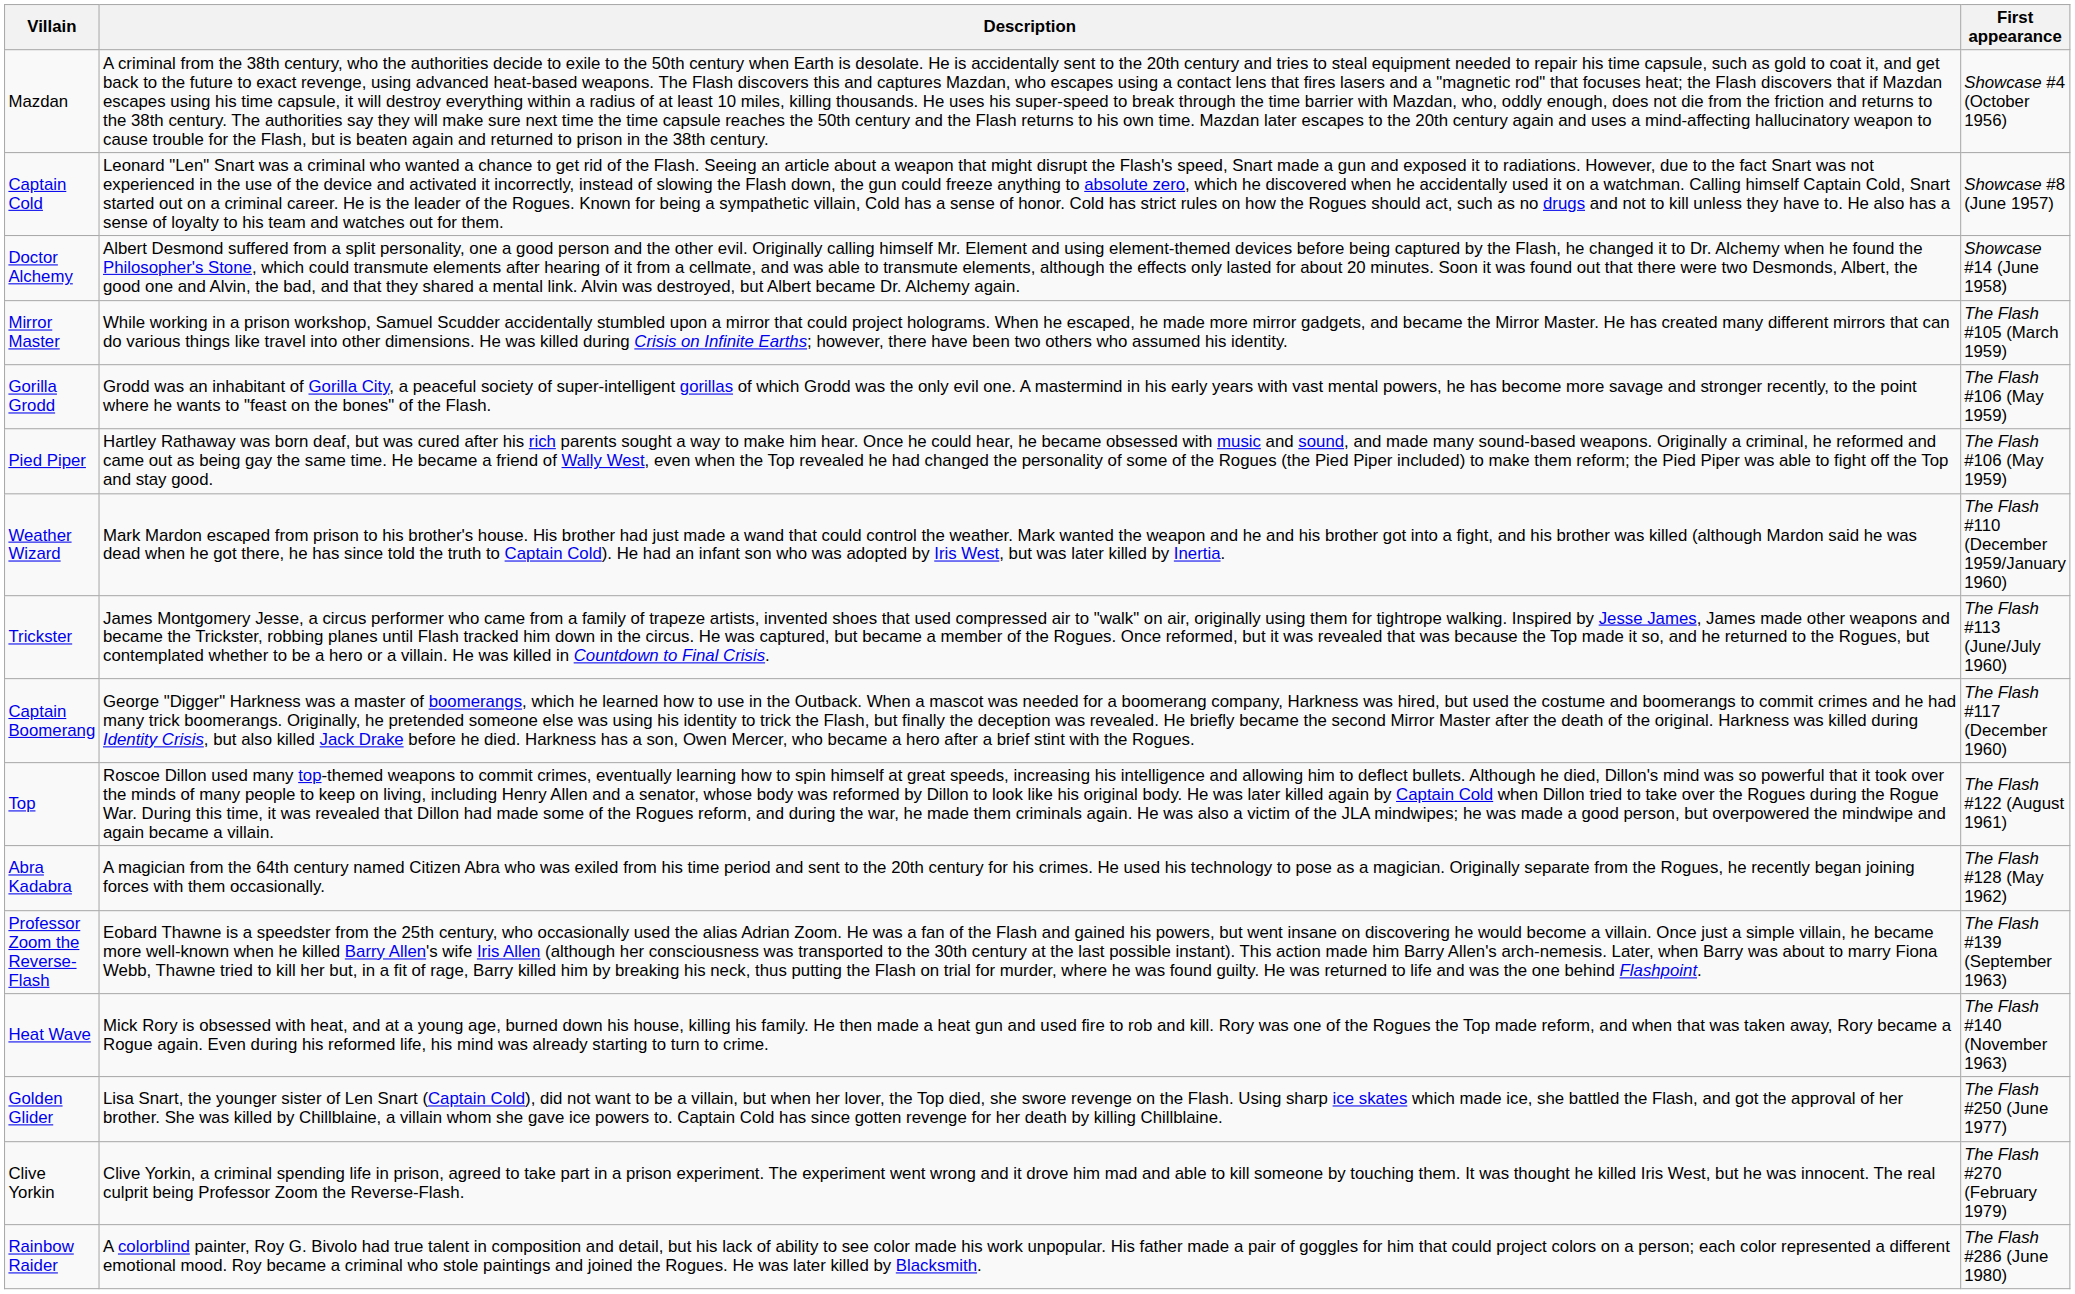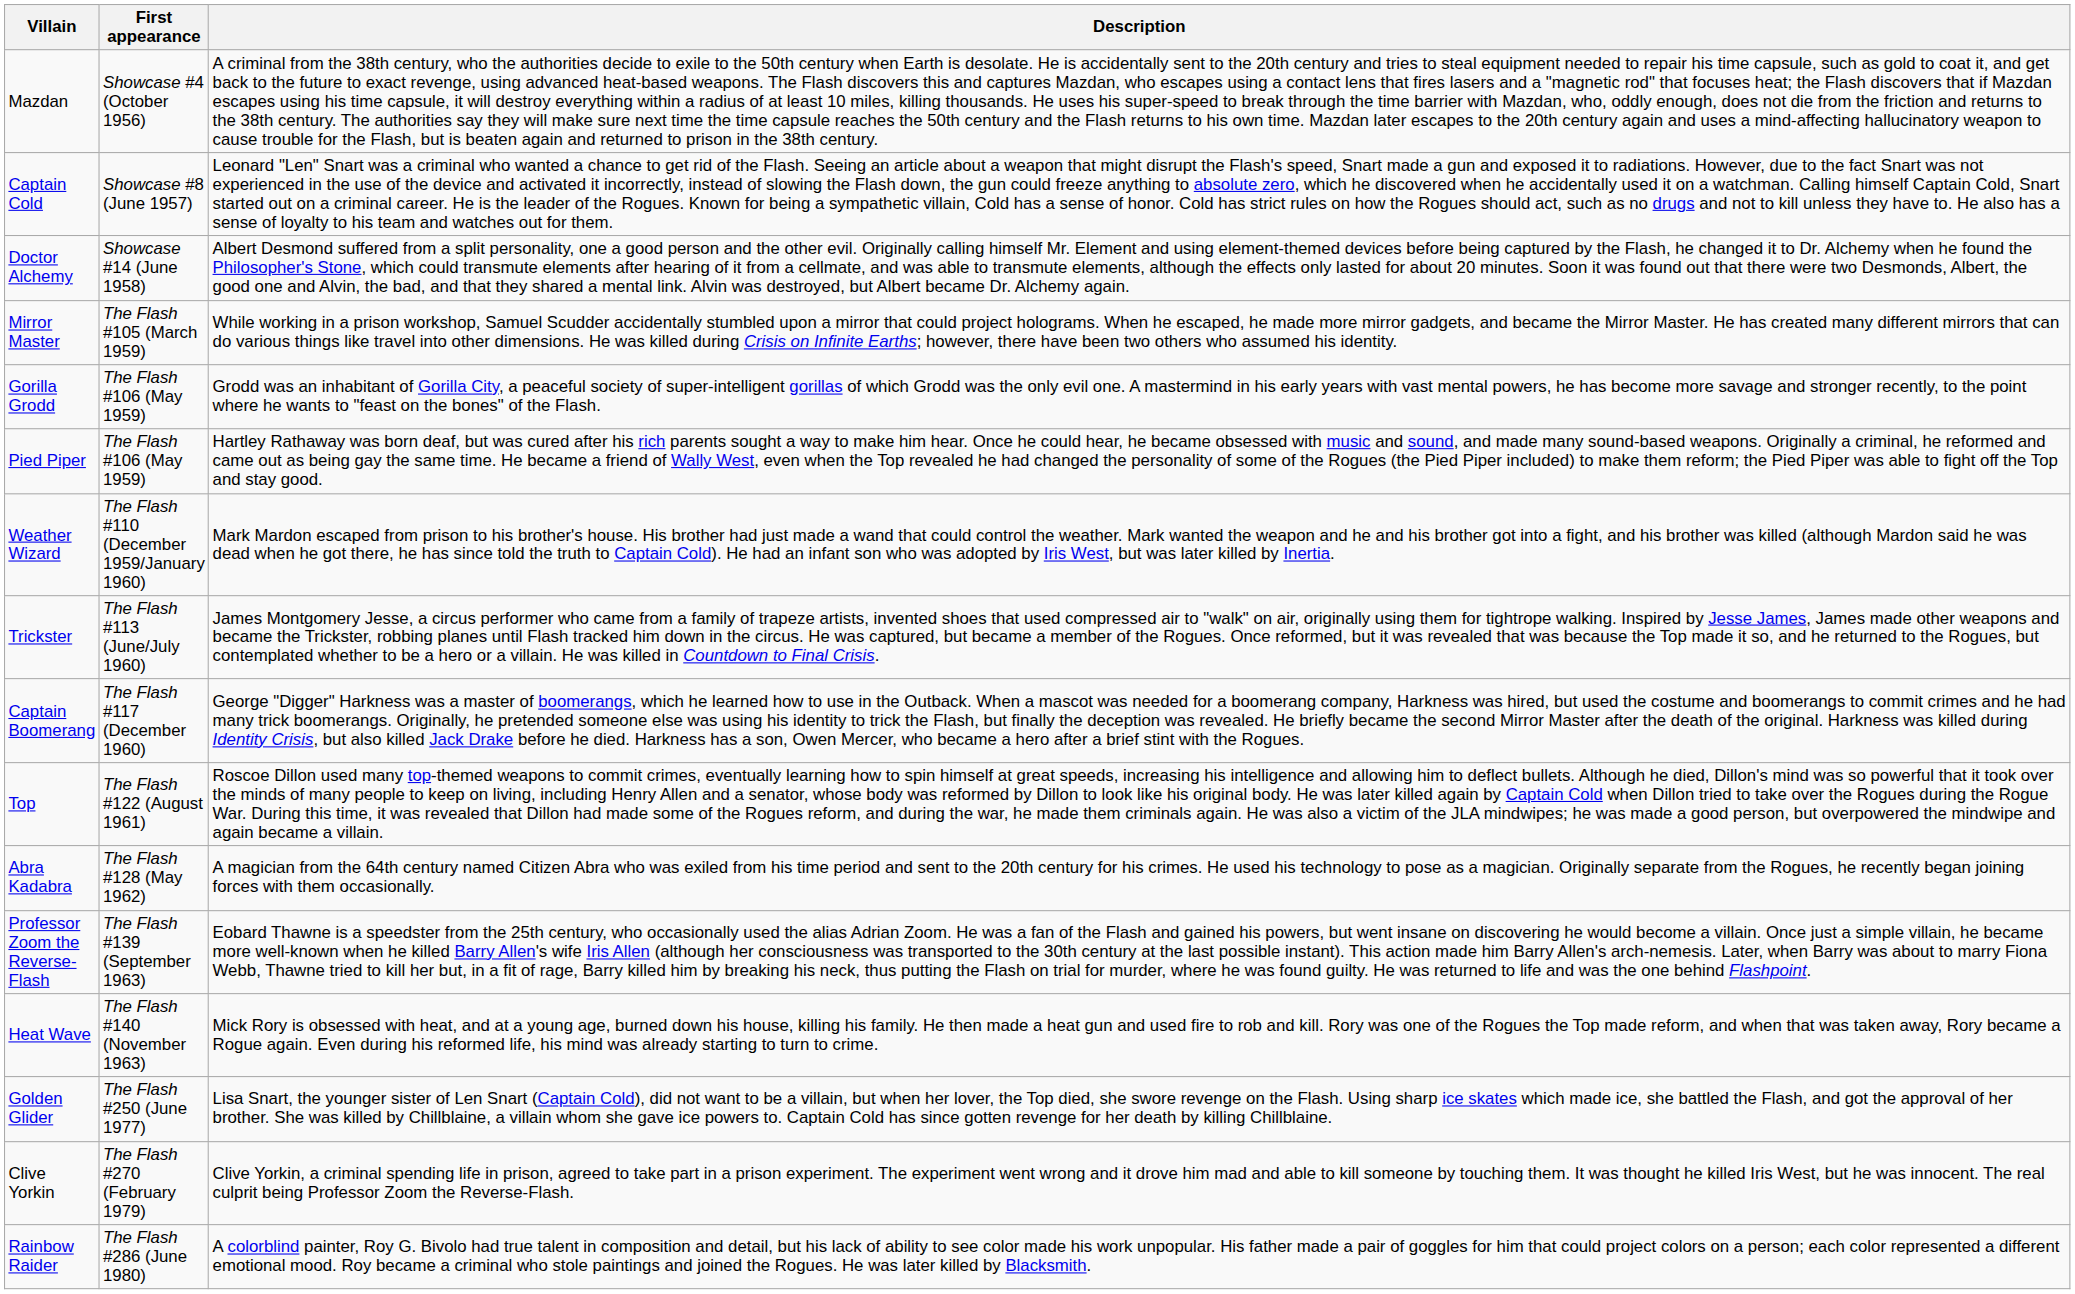columns swapped: (2015, 27) <-> (1030, 27)
